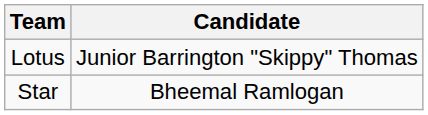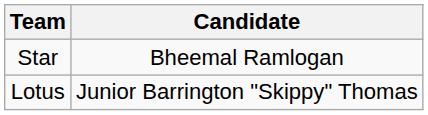rows swapped: (38, 92) <-> (38, 57)
